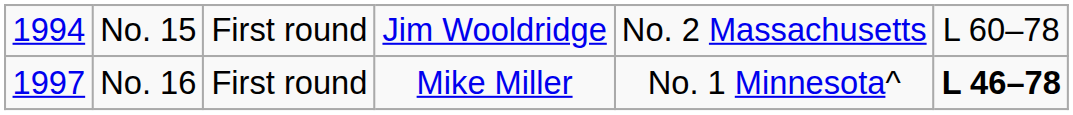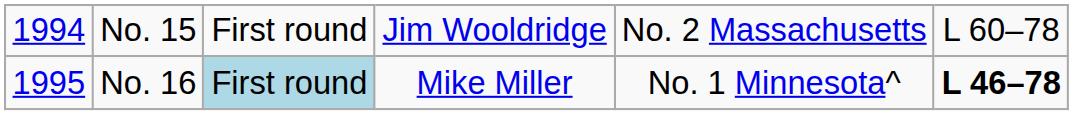(49, 82) 1997 -> (49, 82) 1995
(289, 82) no background -> (289, 82) lightblue background
